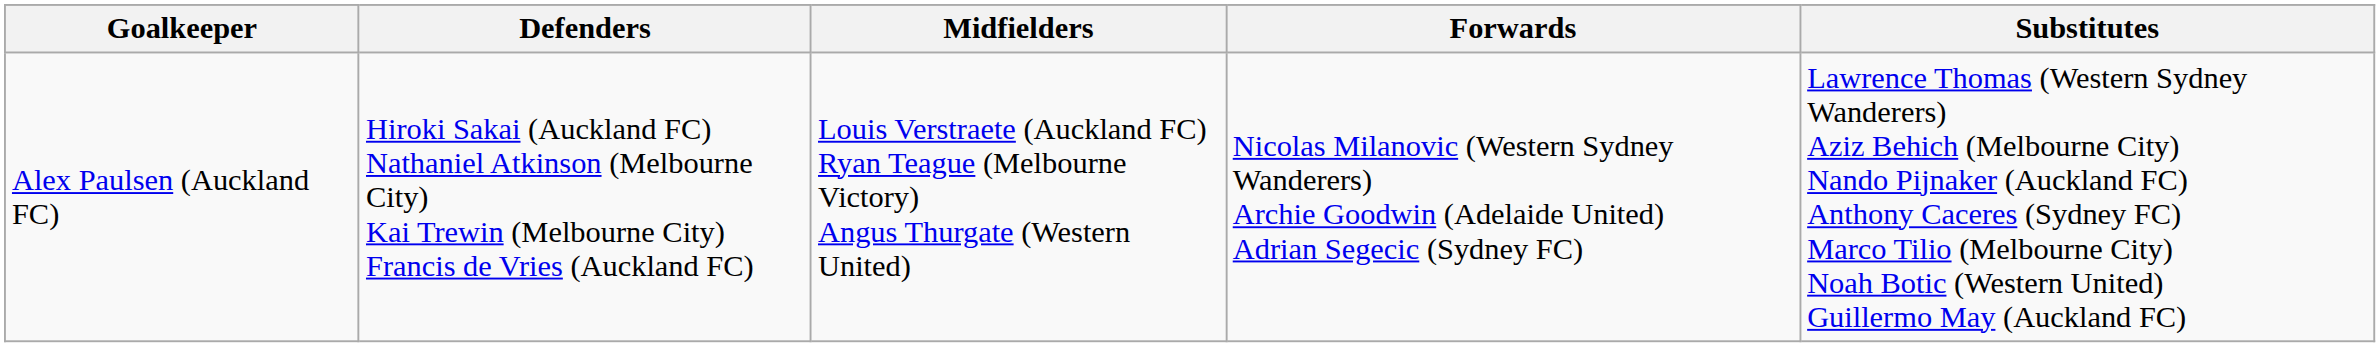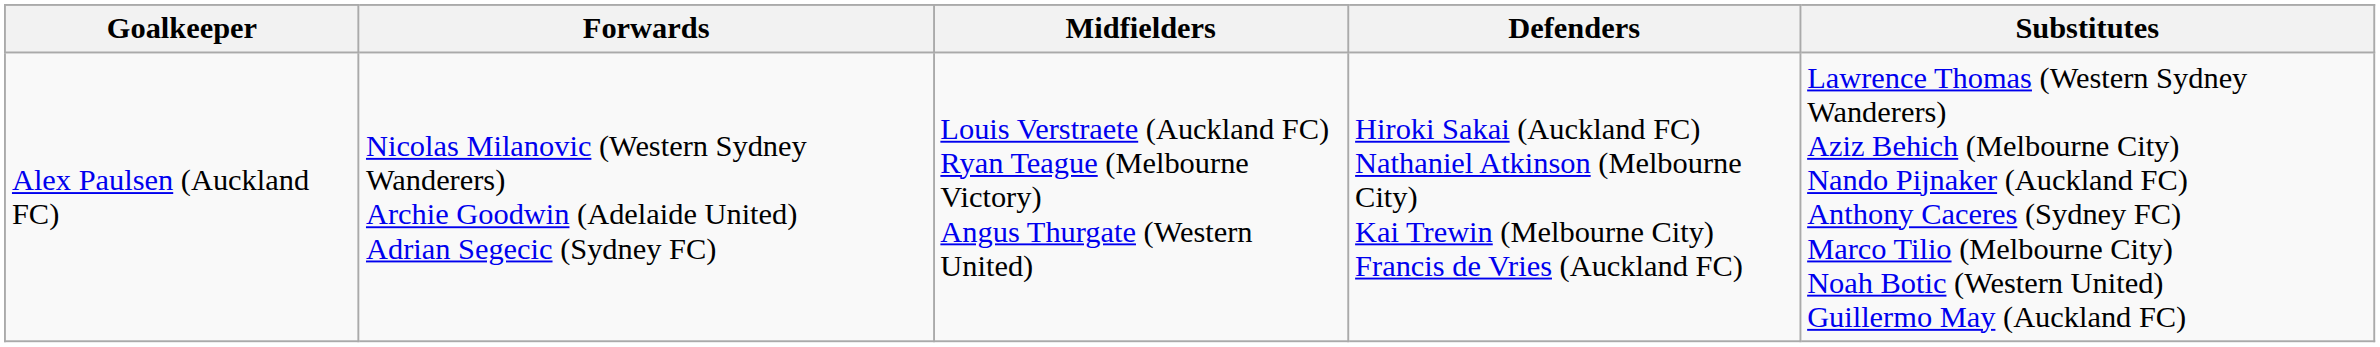columns swapped: (585, 28) <-> (1513, 28)
